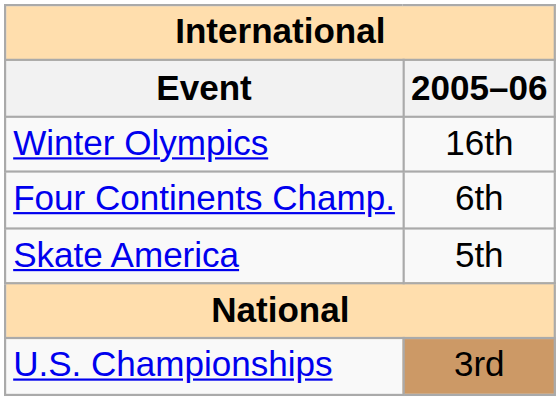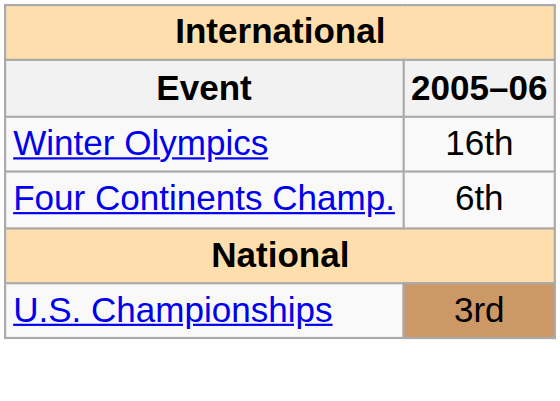- row: (126, 254)
